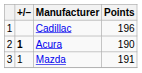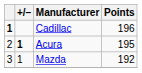(9, 28) normal -> (9, 28) bold
(126, 44) 190 -> (126, 44) 195
(126, 60) 191 -> (126, 60) 192
